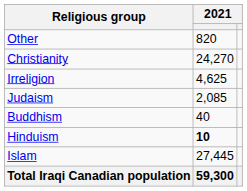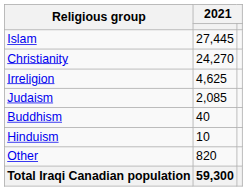rows swapped: (22, 156) <-> (23, 39)
(203, 137) bold -> (203, 137) normal
